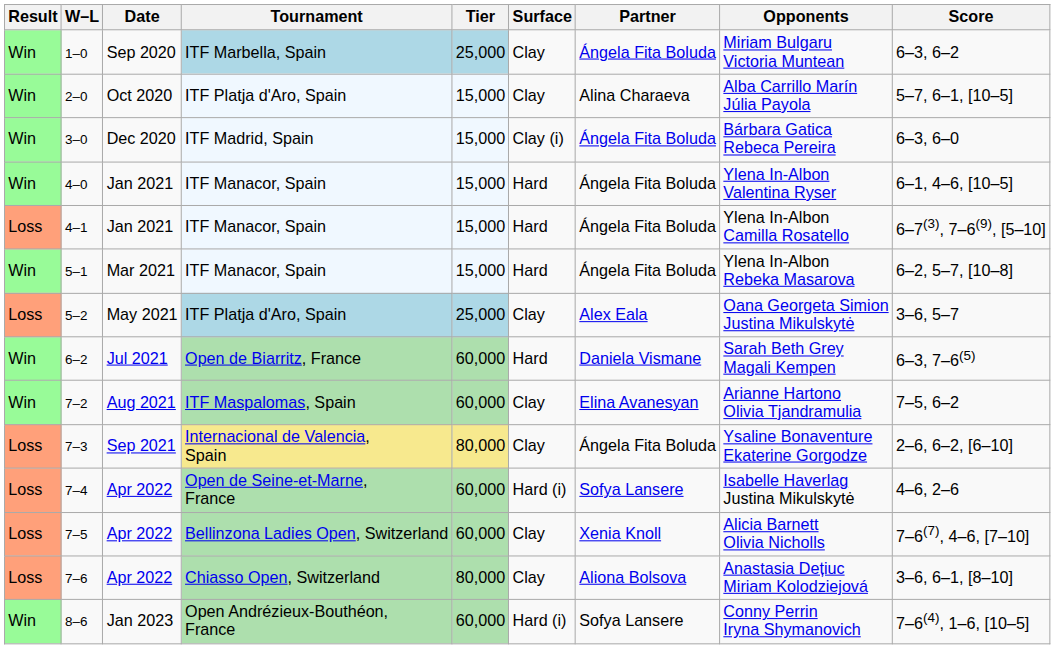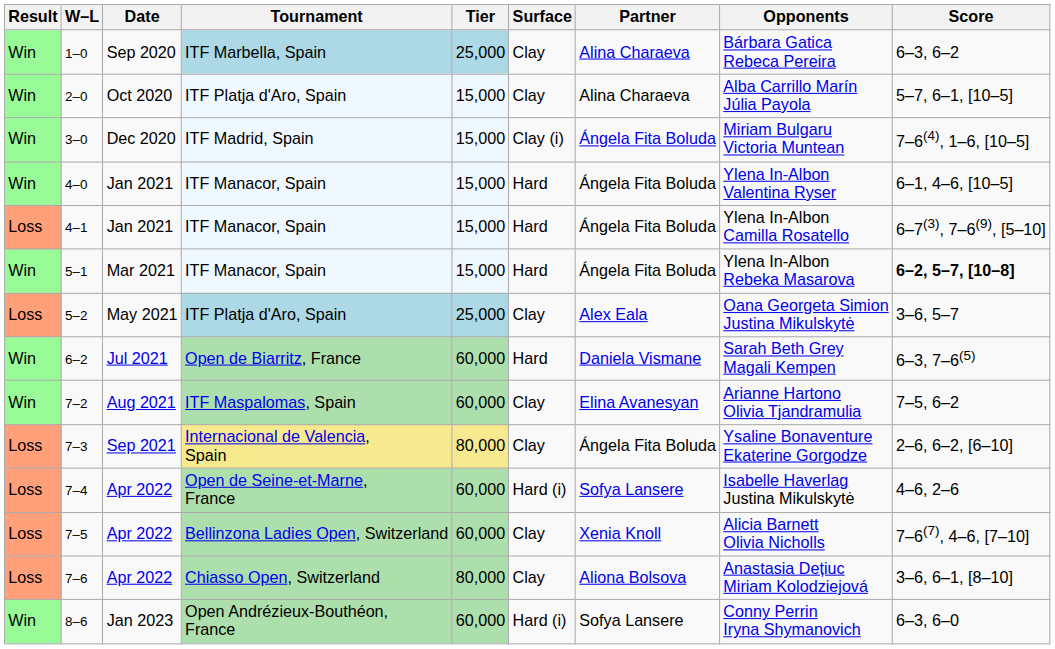(648, 52) Ángela Fita Boluda -> (635, 52) Alina Charaeva
(784, 52) Miriam Bulgaru Victoria Muntean -> (779, 52) Bárbara Gatica Rebeca Pereira
(779, 139) Bárbara Gatica Rebeca Pereira -> (784, 139) Miriam Bulgaru Victoria Muntean
(928, 139) 6–3, 6–0 -> (963, 139) 7–6(4), 1–6, [10–5]
(954, 271) normal -> (955, 271) bold
(963, 621) 7–6(4), 1–6, [10–5] -> (928, 621) 6–3, 6–0
